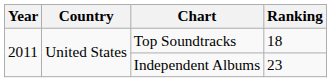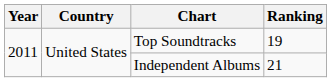(275, 40) 18 -> (275, 40) 19
(275, 64) 23 -> (275, 64) 21
